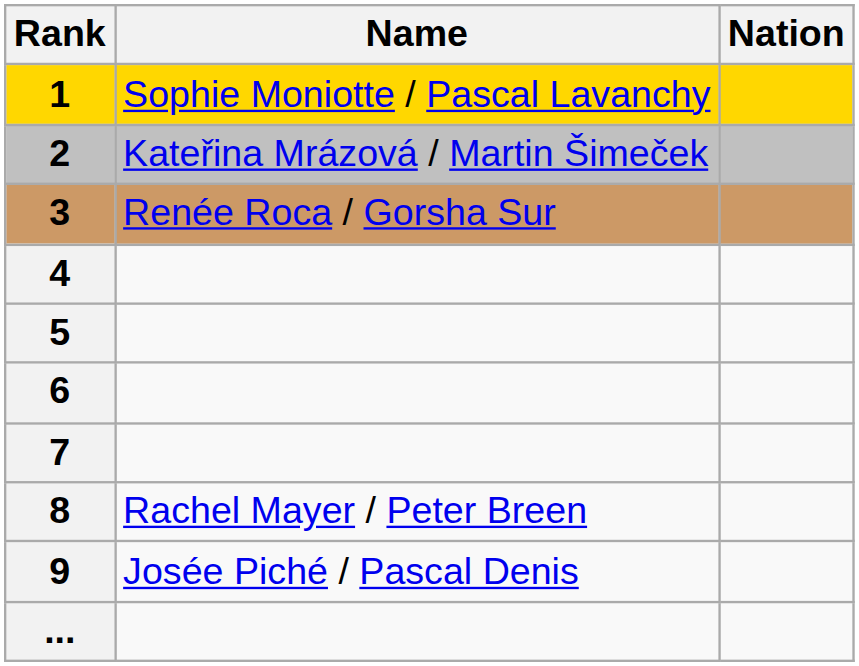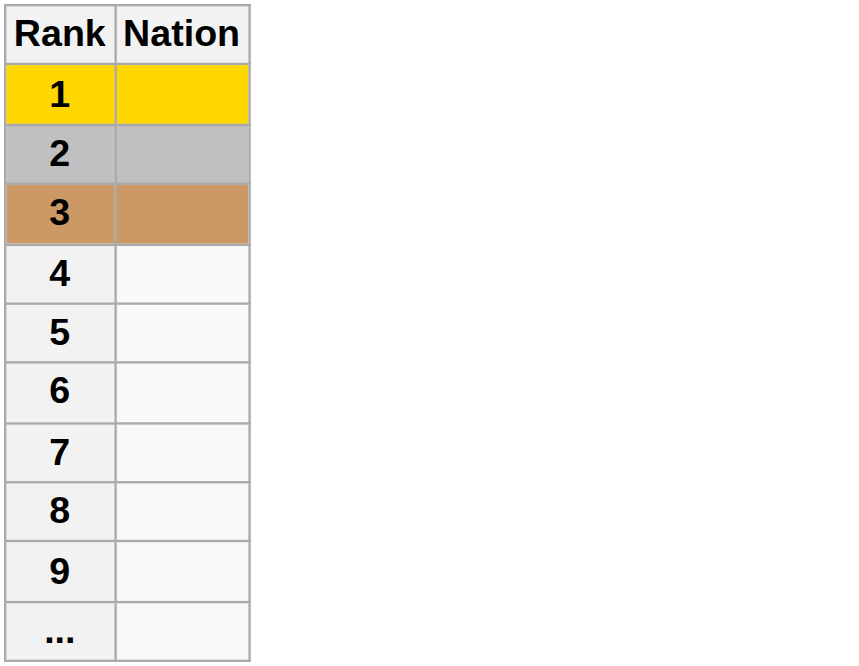- column: (417, 34)
